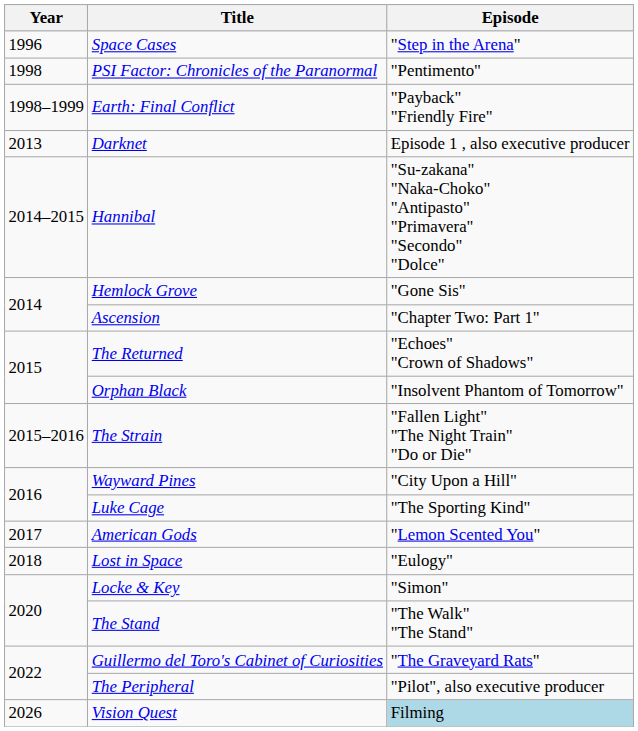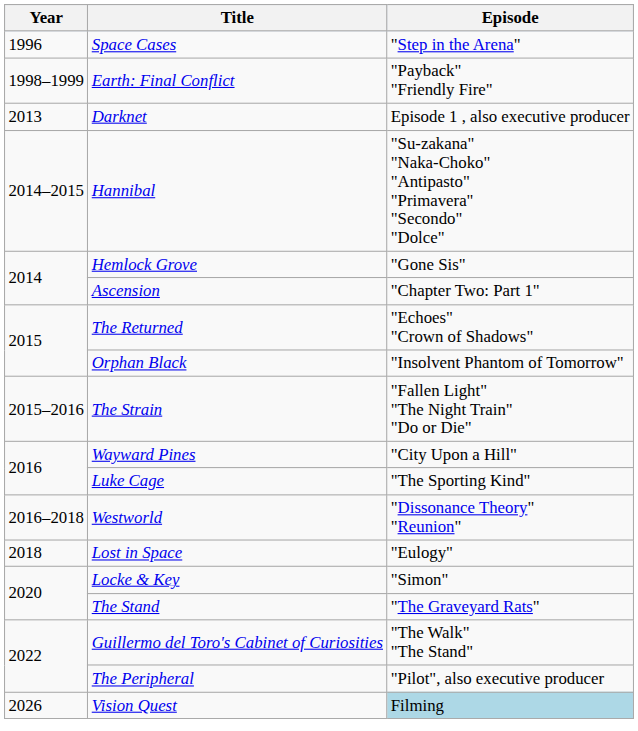- row: (234, 71)
+ row: (127, 517)
- row: (144, 534)
(432, 623) "The Walk" "The Stand" -> (465, 606) "The Graveyard Rats"
(465, 659) "The Graveyard Rats" -> (432, 642) "The Walk" "The Stand"
